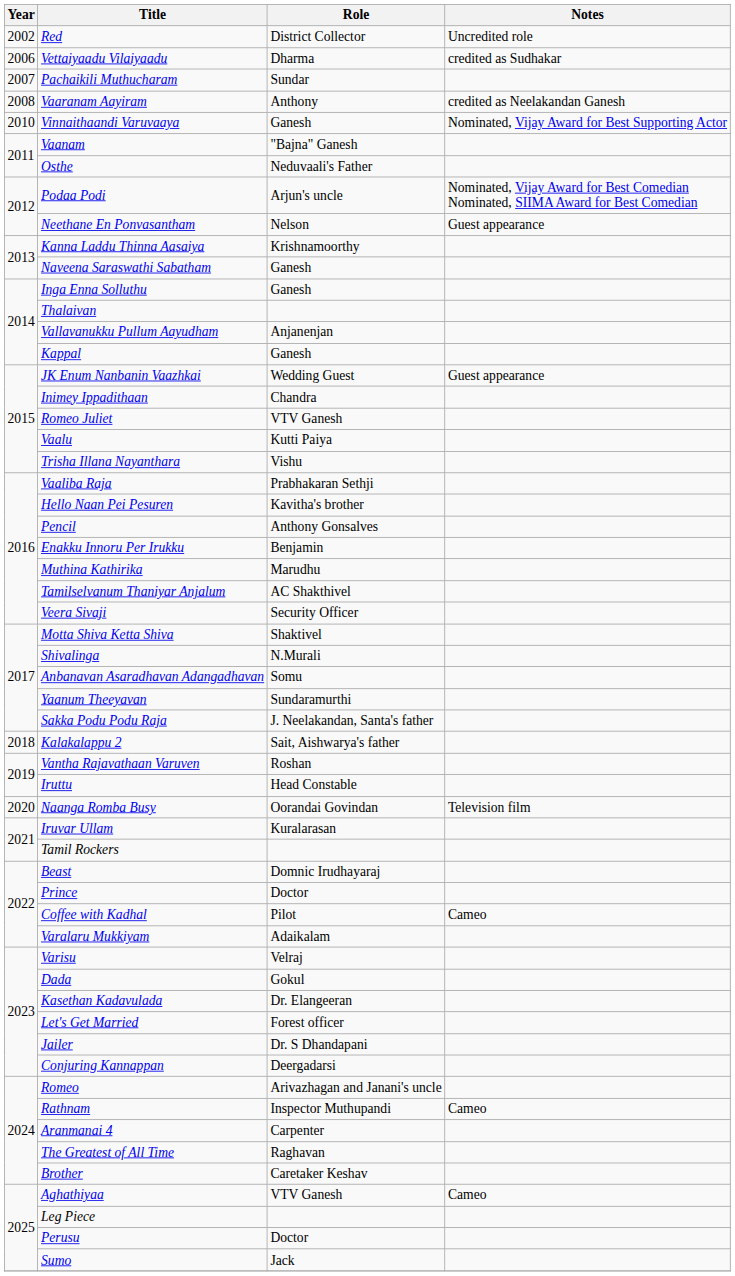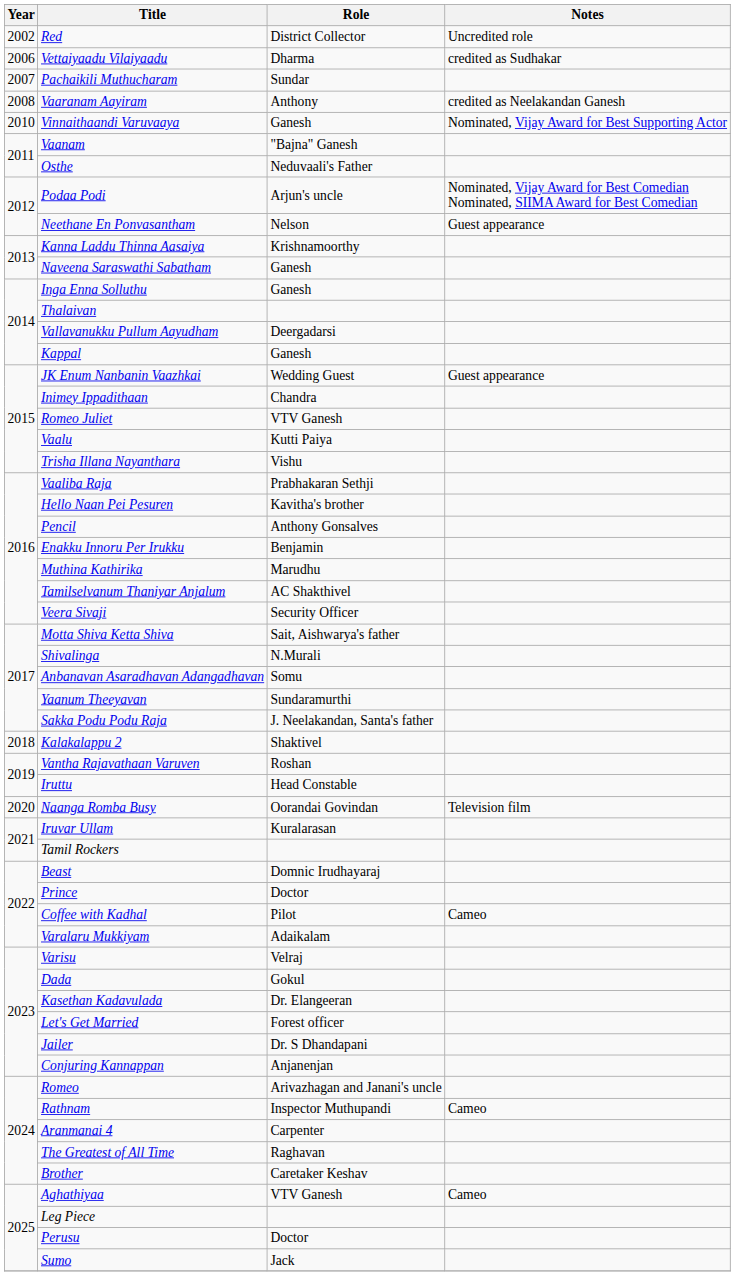(302, 332) Anjanenjan -> (303, 332) Deergadarsi
(296, 634) Shaktivel -> (335, 634) Sait, Aishwarya's father
(335, 742) Sait, Aishwarya's father -> (296, 742) Shaktivel
(303, 1065) Deergadarsi -> (302, 1065) Anjanenjan
